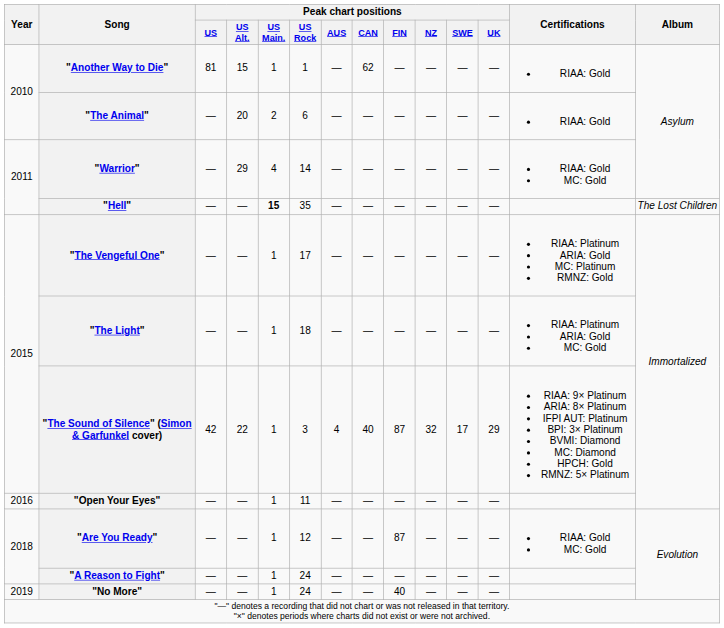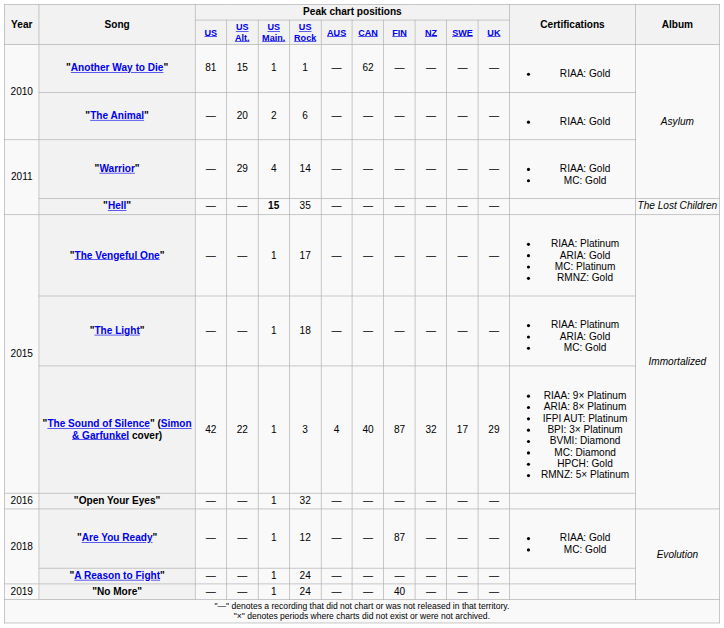(305, 501) 11 -> (305, 501) 32
